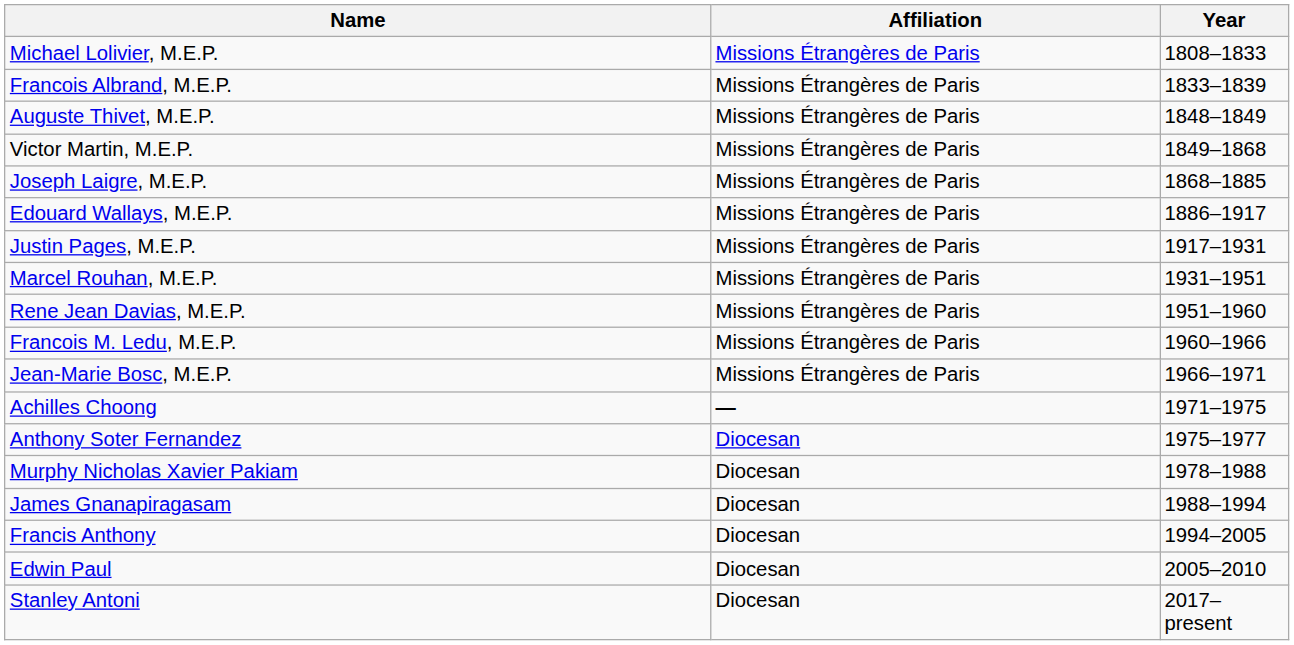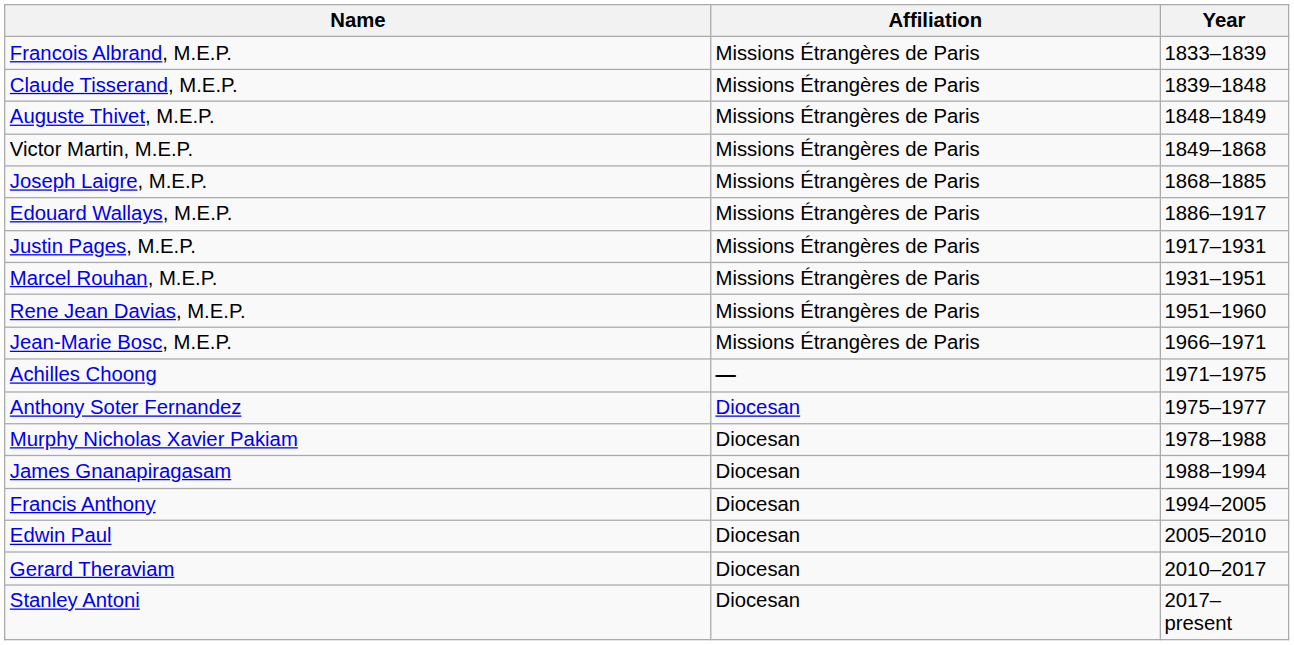- row: (114, 52)
+ row: (124, 85)
- row: (123, 342)
+ row: (92, 568)
